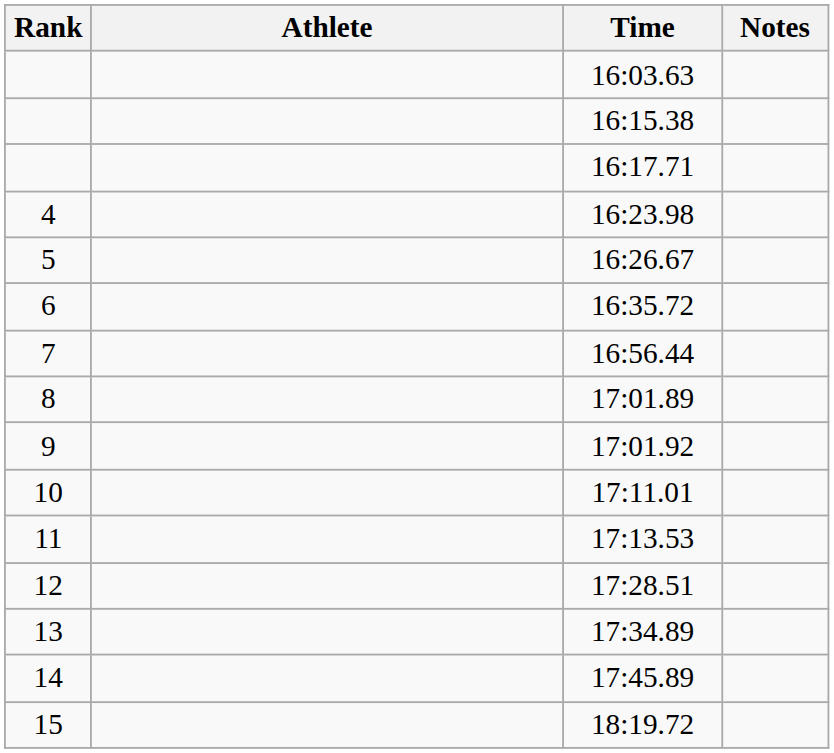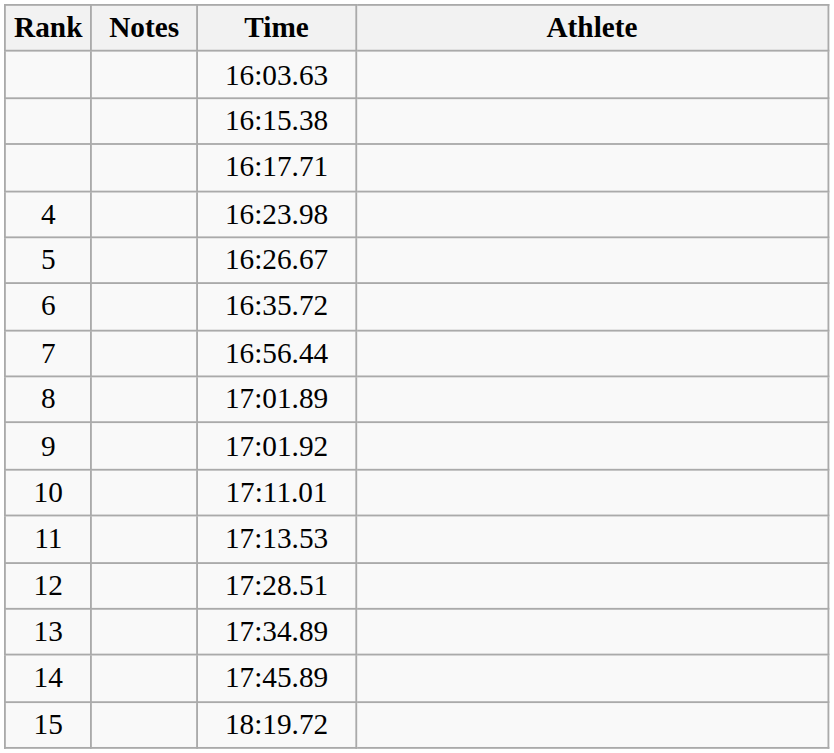columns swapped: (327, 27) <-> (775, 27)
